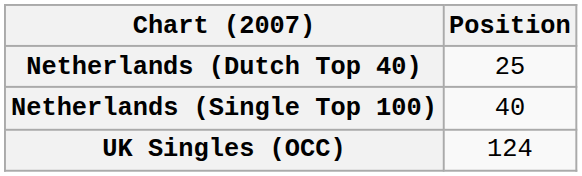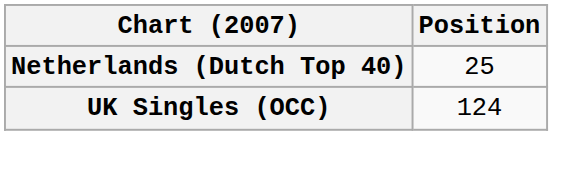- row: (224, 108)
